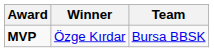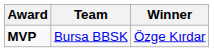columns swapped: (90, 15) <-> (169, 15)
